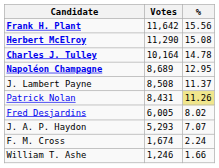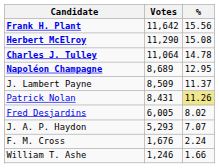(163, 55) 10,164 -> (163, 55) 11,064
(160, 84) 8,508 -> (160, 84) 8,509
(160, 141) 1,674 -> (160, 141) 1,676
